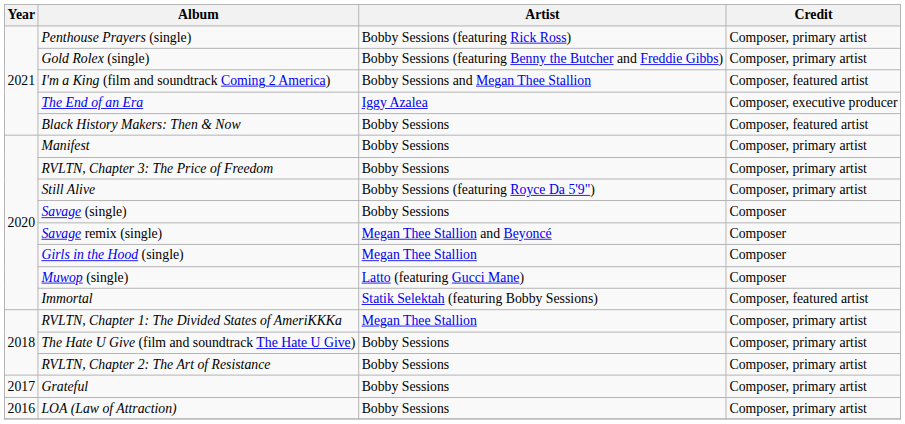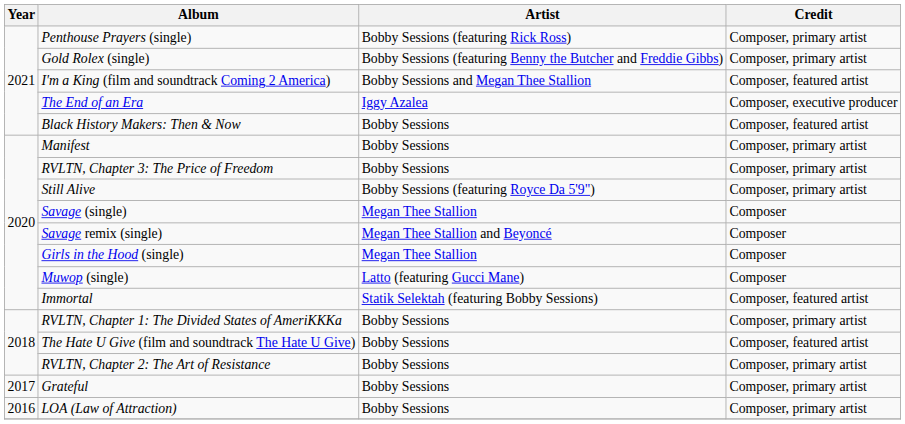(405, 211) Bobby Sessions -> (419, 211) Megan Thee Stallion
(419, 320) Megan Thee Stallion -> (405, 320) Bobby Sessions
(798, 342) Composer, primary artist -> (799, 342) Composer, featured artist
